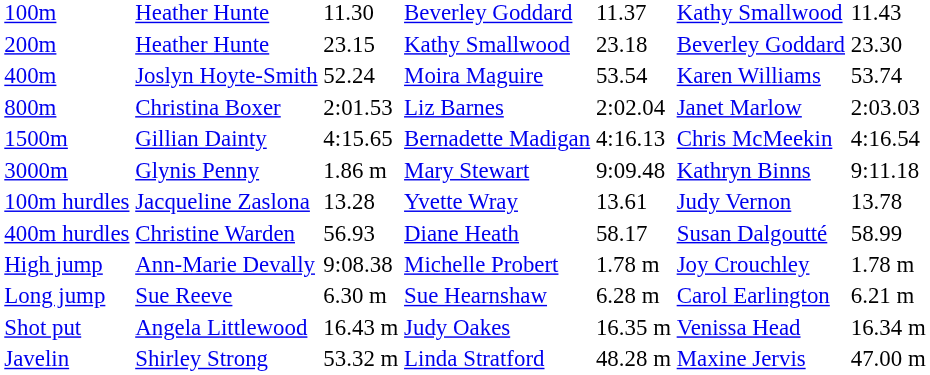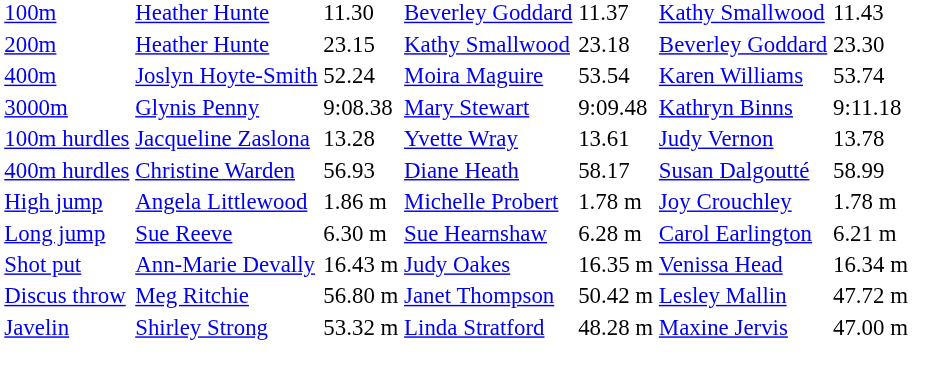- row: (30, 107)
- row: (36, 138)
(355, 170) 1.86 m -> (358, 107) 9:08.38
(225, 264) Ann-Marie Devally -> (221, 201) Angela Littlewood
(358, 264) 9:08.38 -> (355, 201) 1.86 m
(221, 327) Angela Littlewood -> (225, 264) Ann-Marie Devally
+ row: (65, 296)
